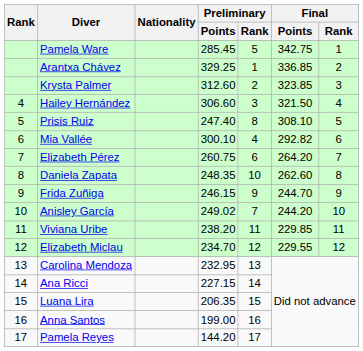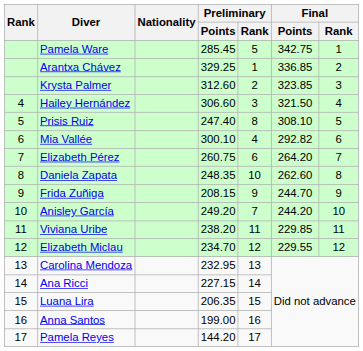(218, 193) 246.15 -> (218, 193) 208.15
(218, 211) 249.02 -> (218, 211) 249.20
